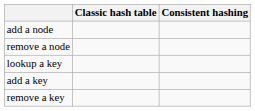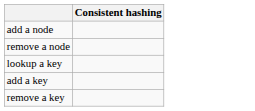- column: (116, 13)
